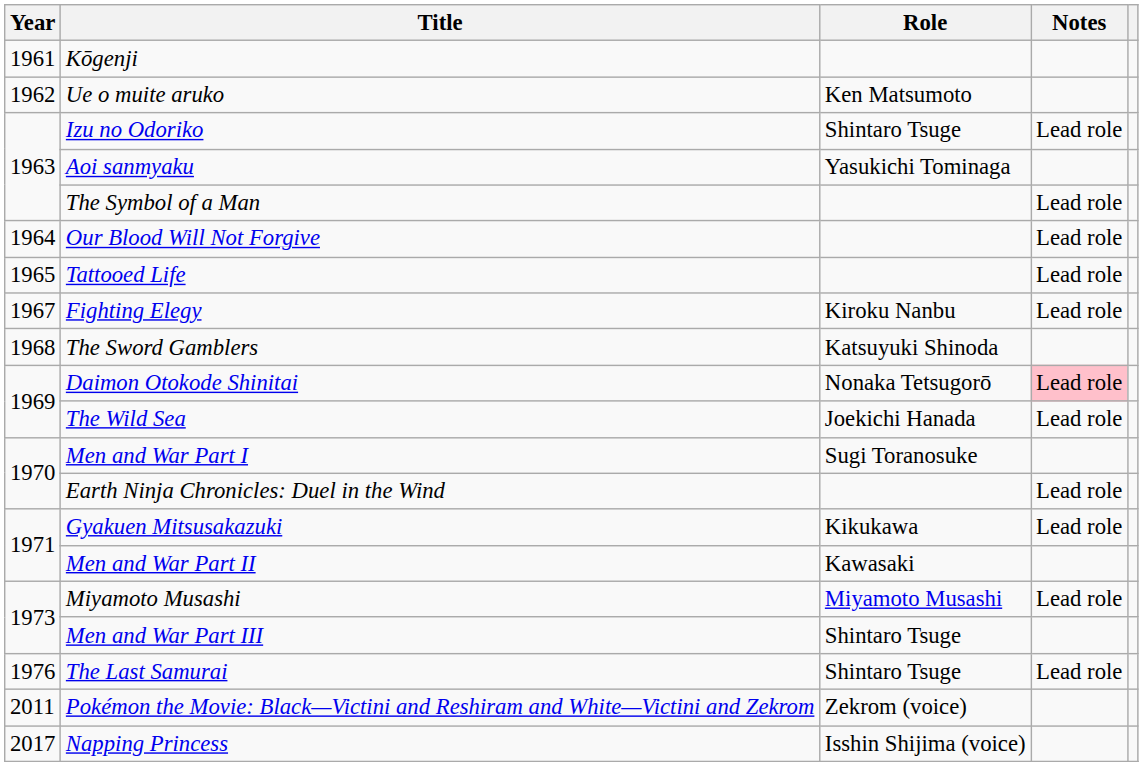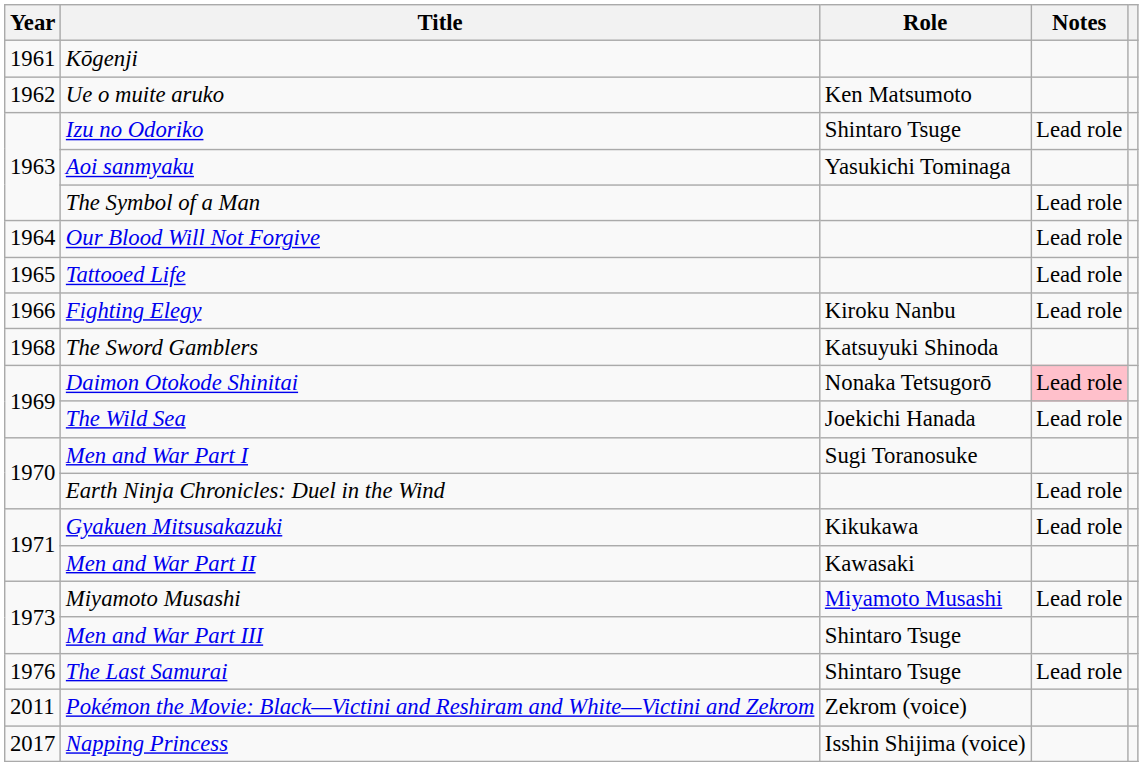(33, 310) 1967 -> (33, 310) 1966
